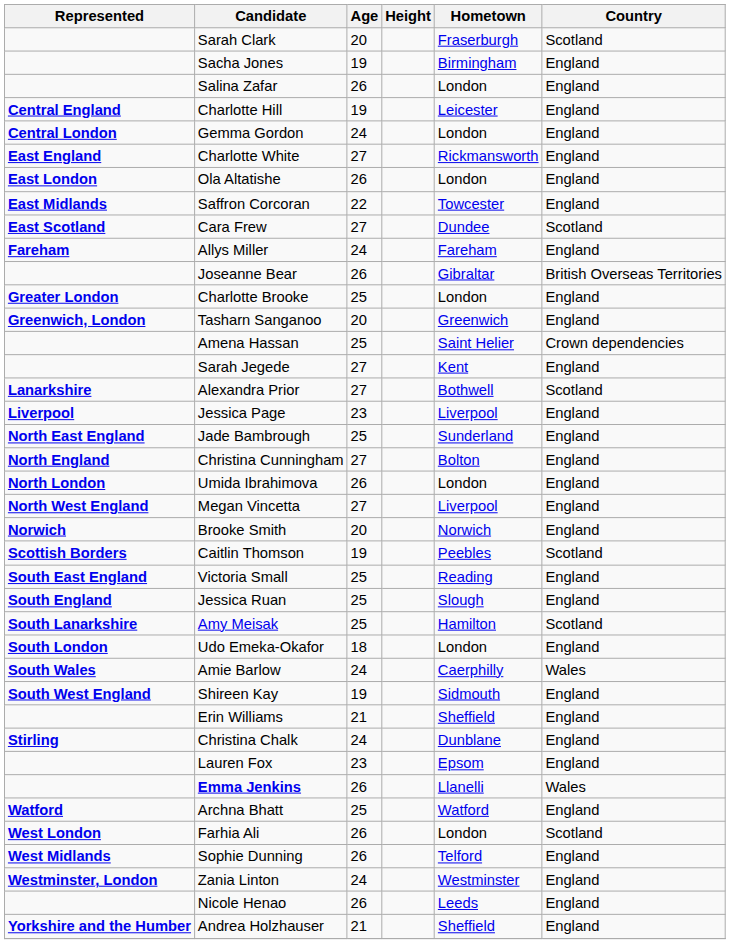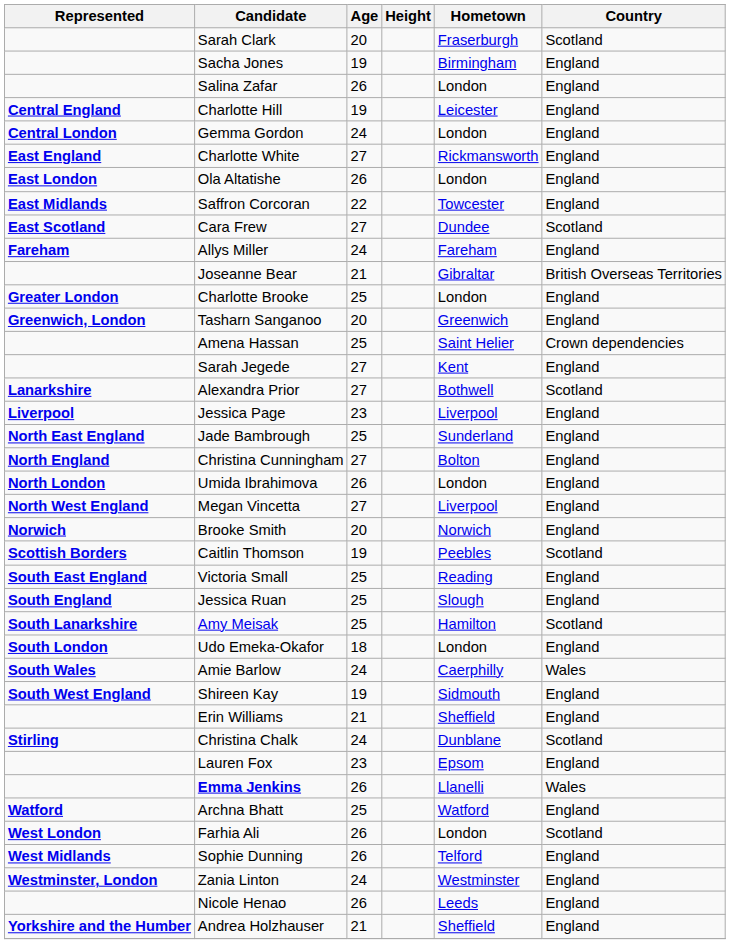(359, 273) 26 -> (359, 273) 21
(572, 740) England -> (574, 740) Scotland
